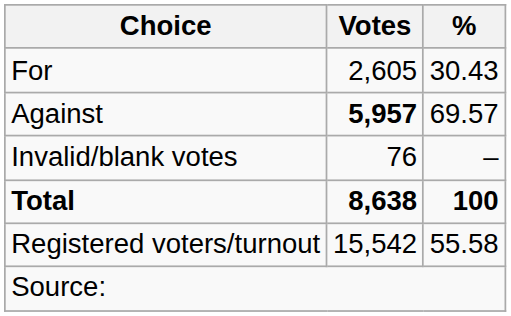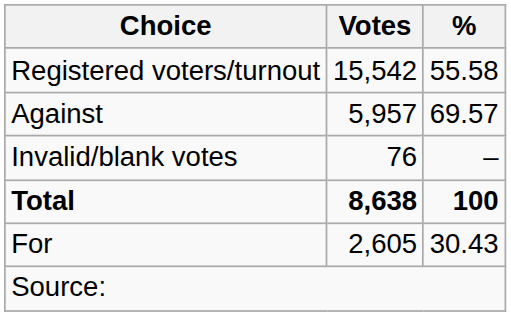rows swapped: (32, 69) <-> (166, 244)
(383, 113) bold -> (383, 113) normal
